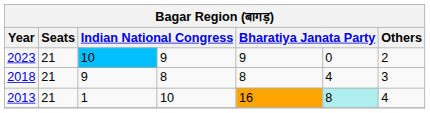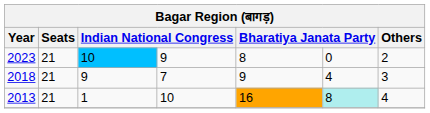(243, 57) 9 -> (243, 57) 8
(163, 77) 8 -> (163, 77) 7
(243, 77) 8 -> (243, 77) 9
